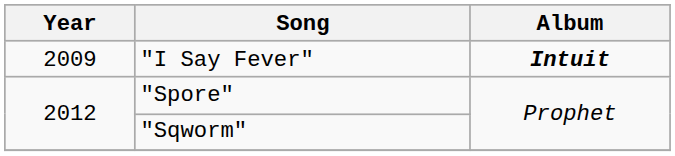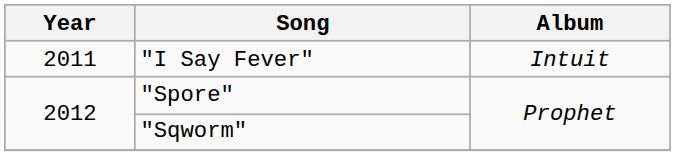(70, 59) 2009 -> (70, 59) 2011
(570, 59) bold -> (570, 59) normal
